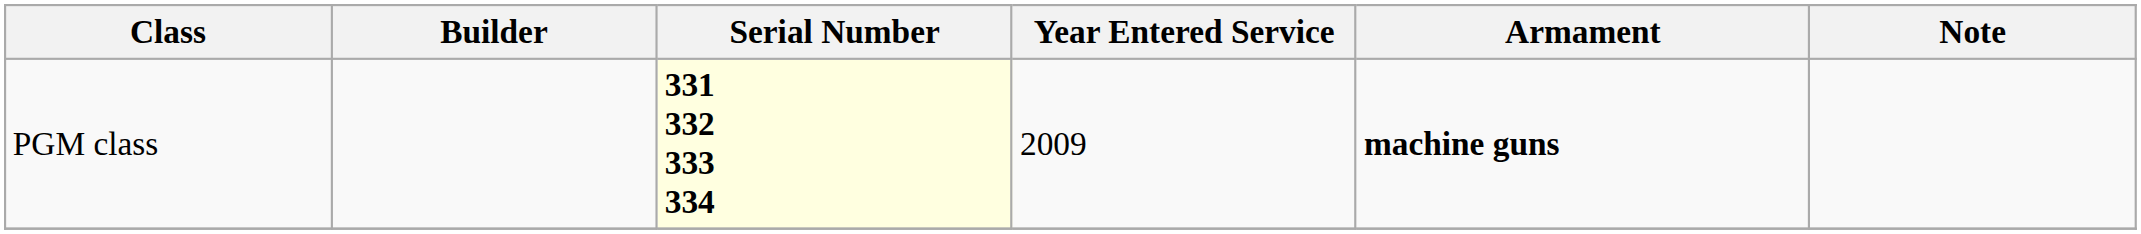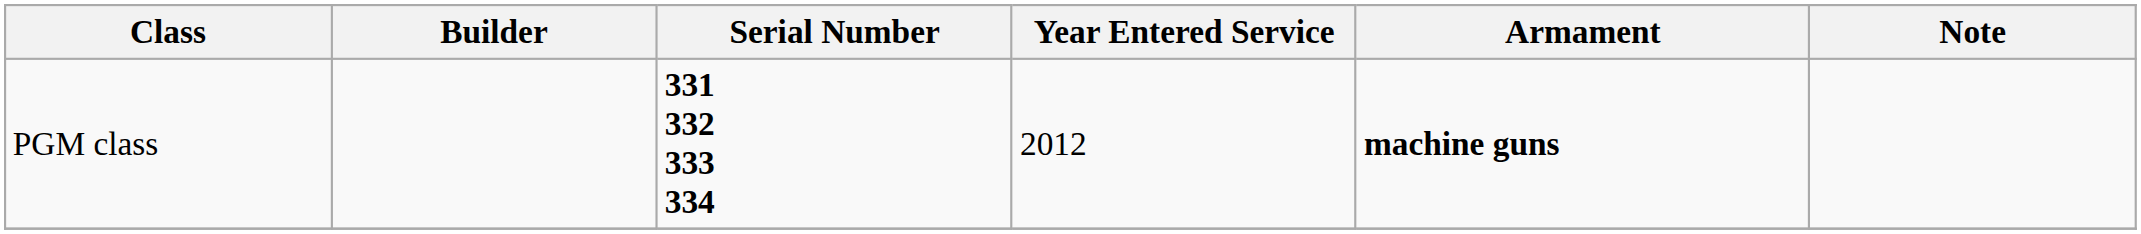(690, 143) lightyellow background -> (690, 143) no background
(1053, 143) 2009 -> (1053, 143) 2012
